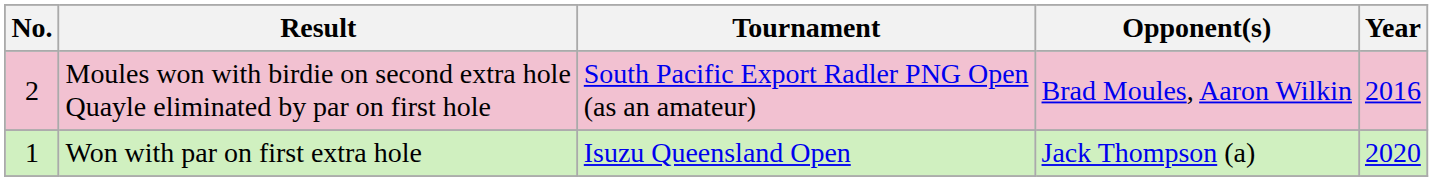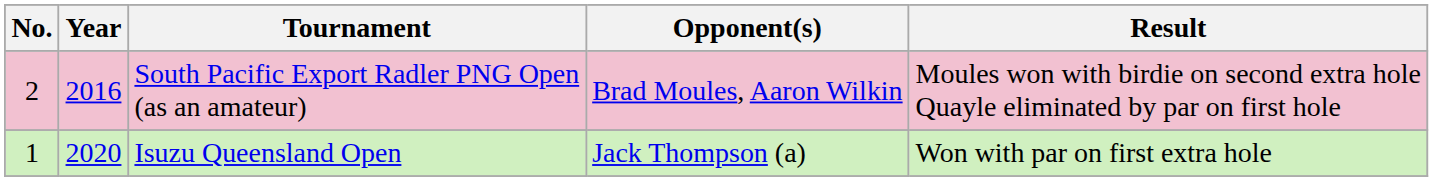columns swapped: (1393, 27) <-> (318, 27)
